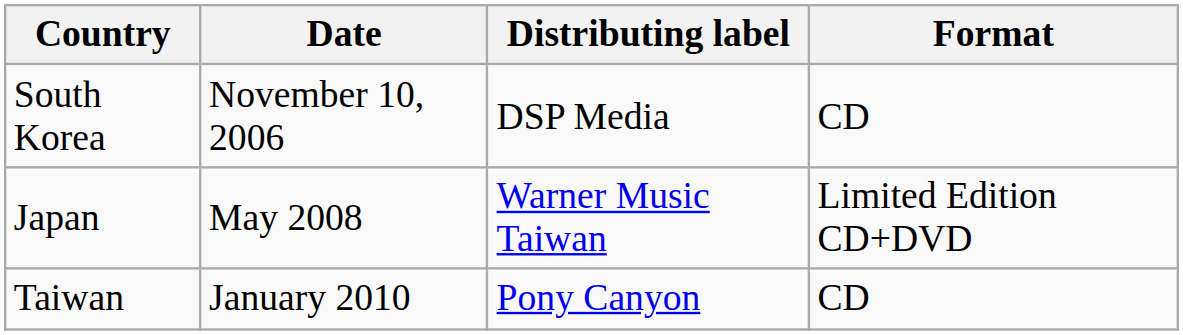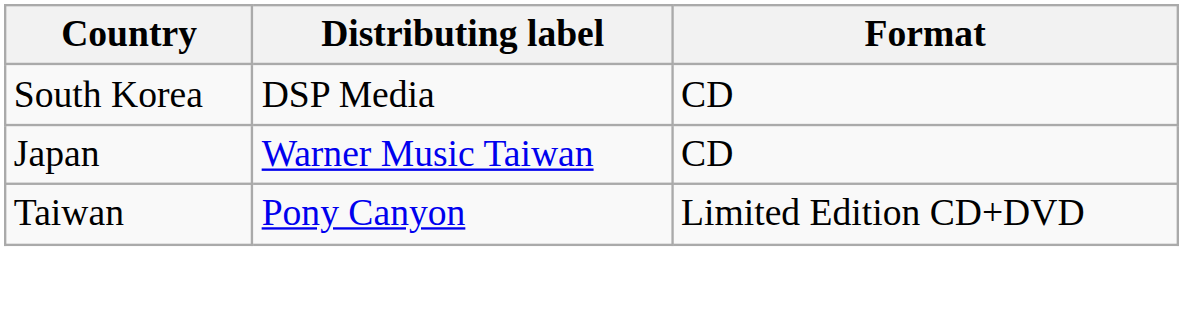- column: (344, 34)
(937, 217) Limited Edition CD+DVD -> (707, 153) CD
(844, 297) CD -> (883, 213) Limited Edition CD+DVD
